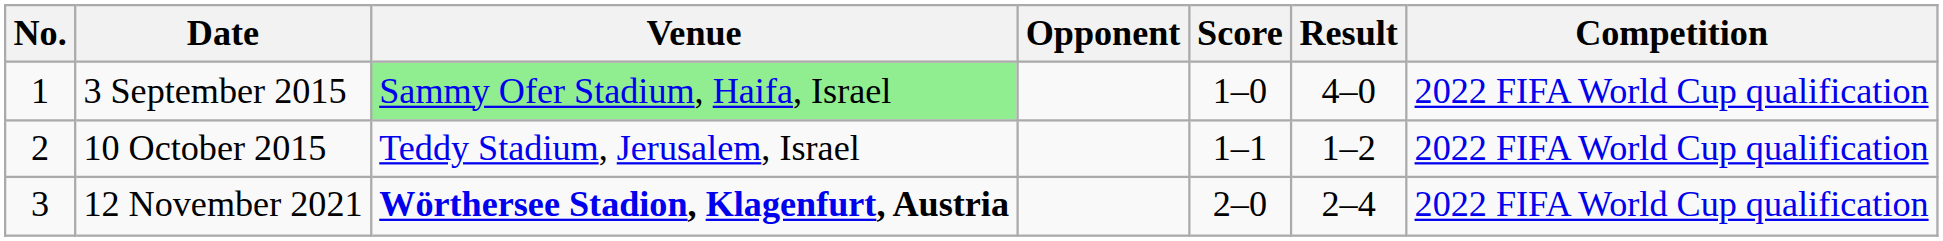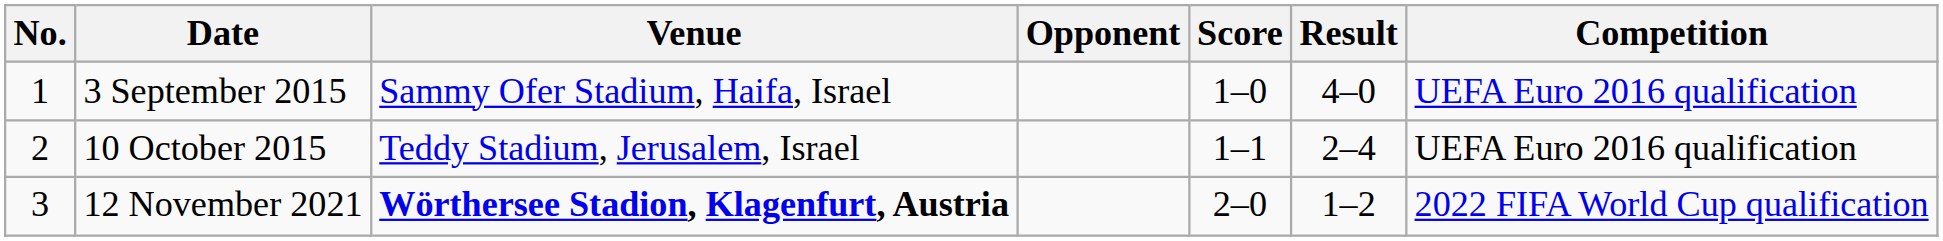(635, 90) lightgreen background -> (635, 90) no background
(1672, 90) 2022 FIFA World Cup qualification -> (1636, 90) UEFA Euro 2016 qualification
(1349, 147) 1–2 -> (1349, 147) 2–4
(1672, 147) 2022 FIFA World Cup qualification -> (1636, 147) UEFA Euro 2016 qualification
(1349, 205) 2–4 -> (1349, 205) 1–2
